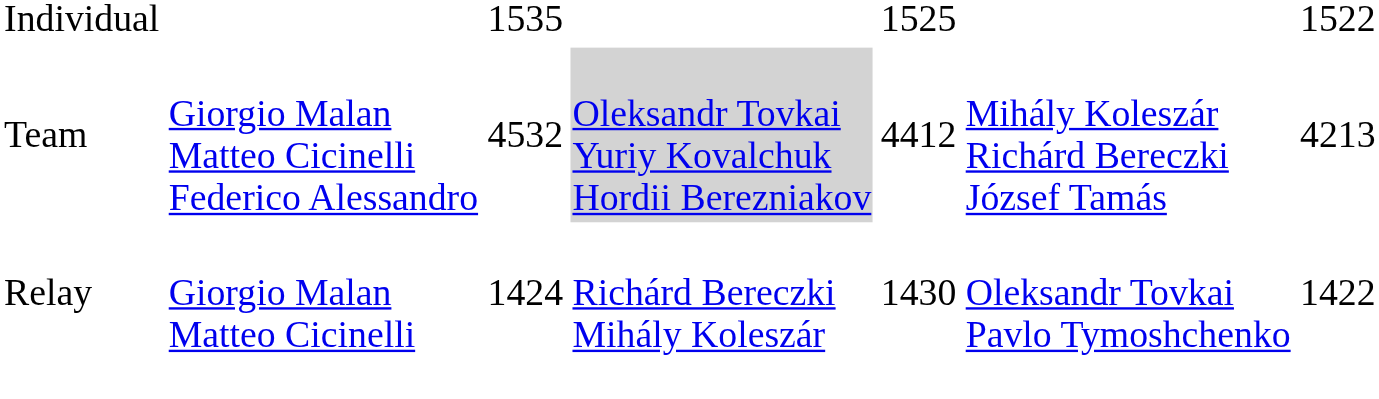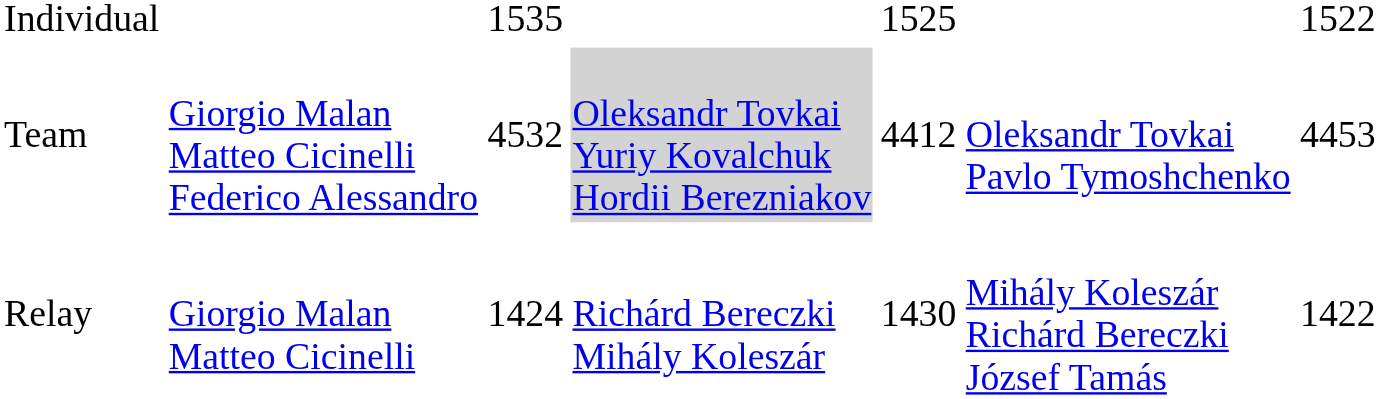(1097, 155) Mihály Koleszár Richárd Bereczki József Tamás -> (1128, 155) Oleksandr Tovkai Pavlo Tymoshchenko
(1338, 134) 4213 -> (1338, 134) 4453
(1128, 313) Oleksandr Tovkai Pavlo Tymoshchenko -> (1097, 334) Mihály Koleszár Richárd Bereczki József Tamás
